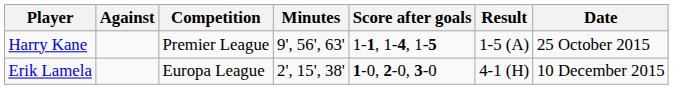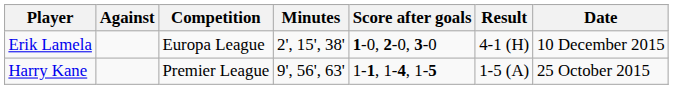rows swapped: (48, 44) <-> (50, 71)
